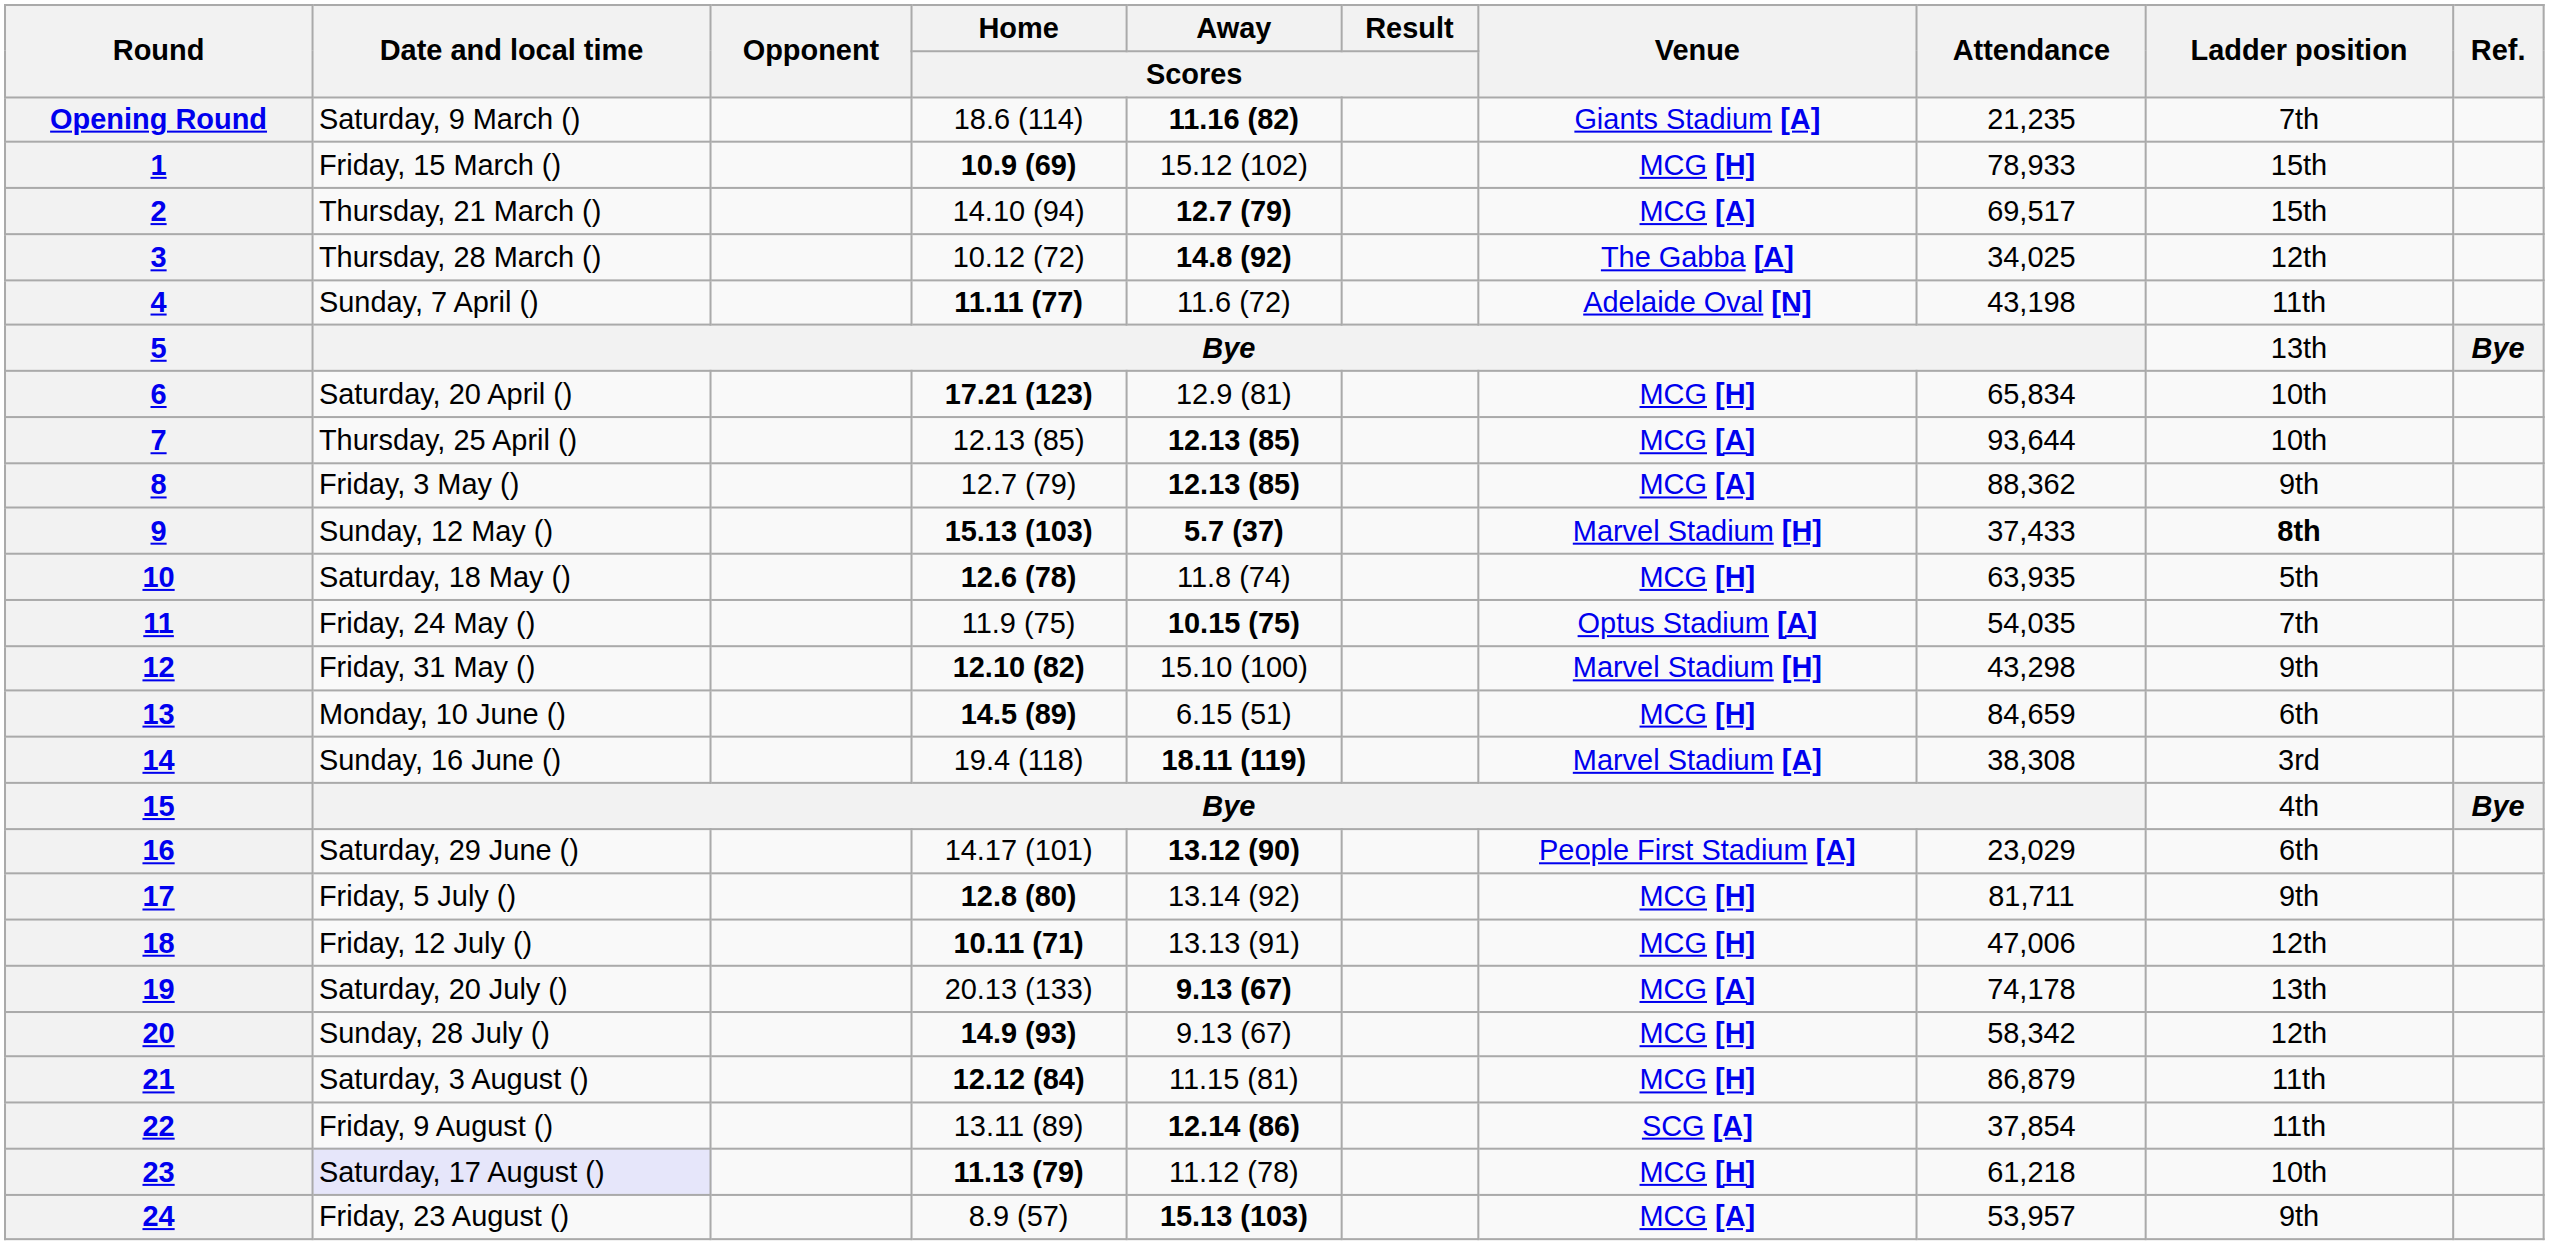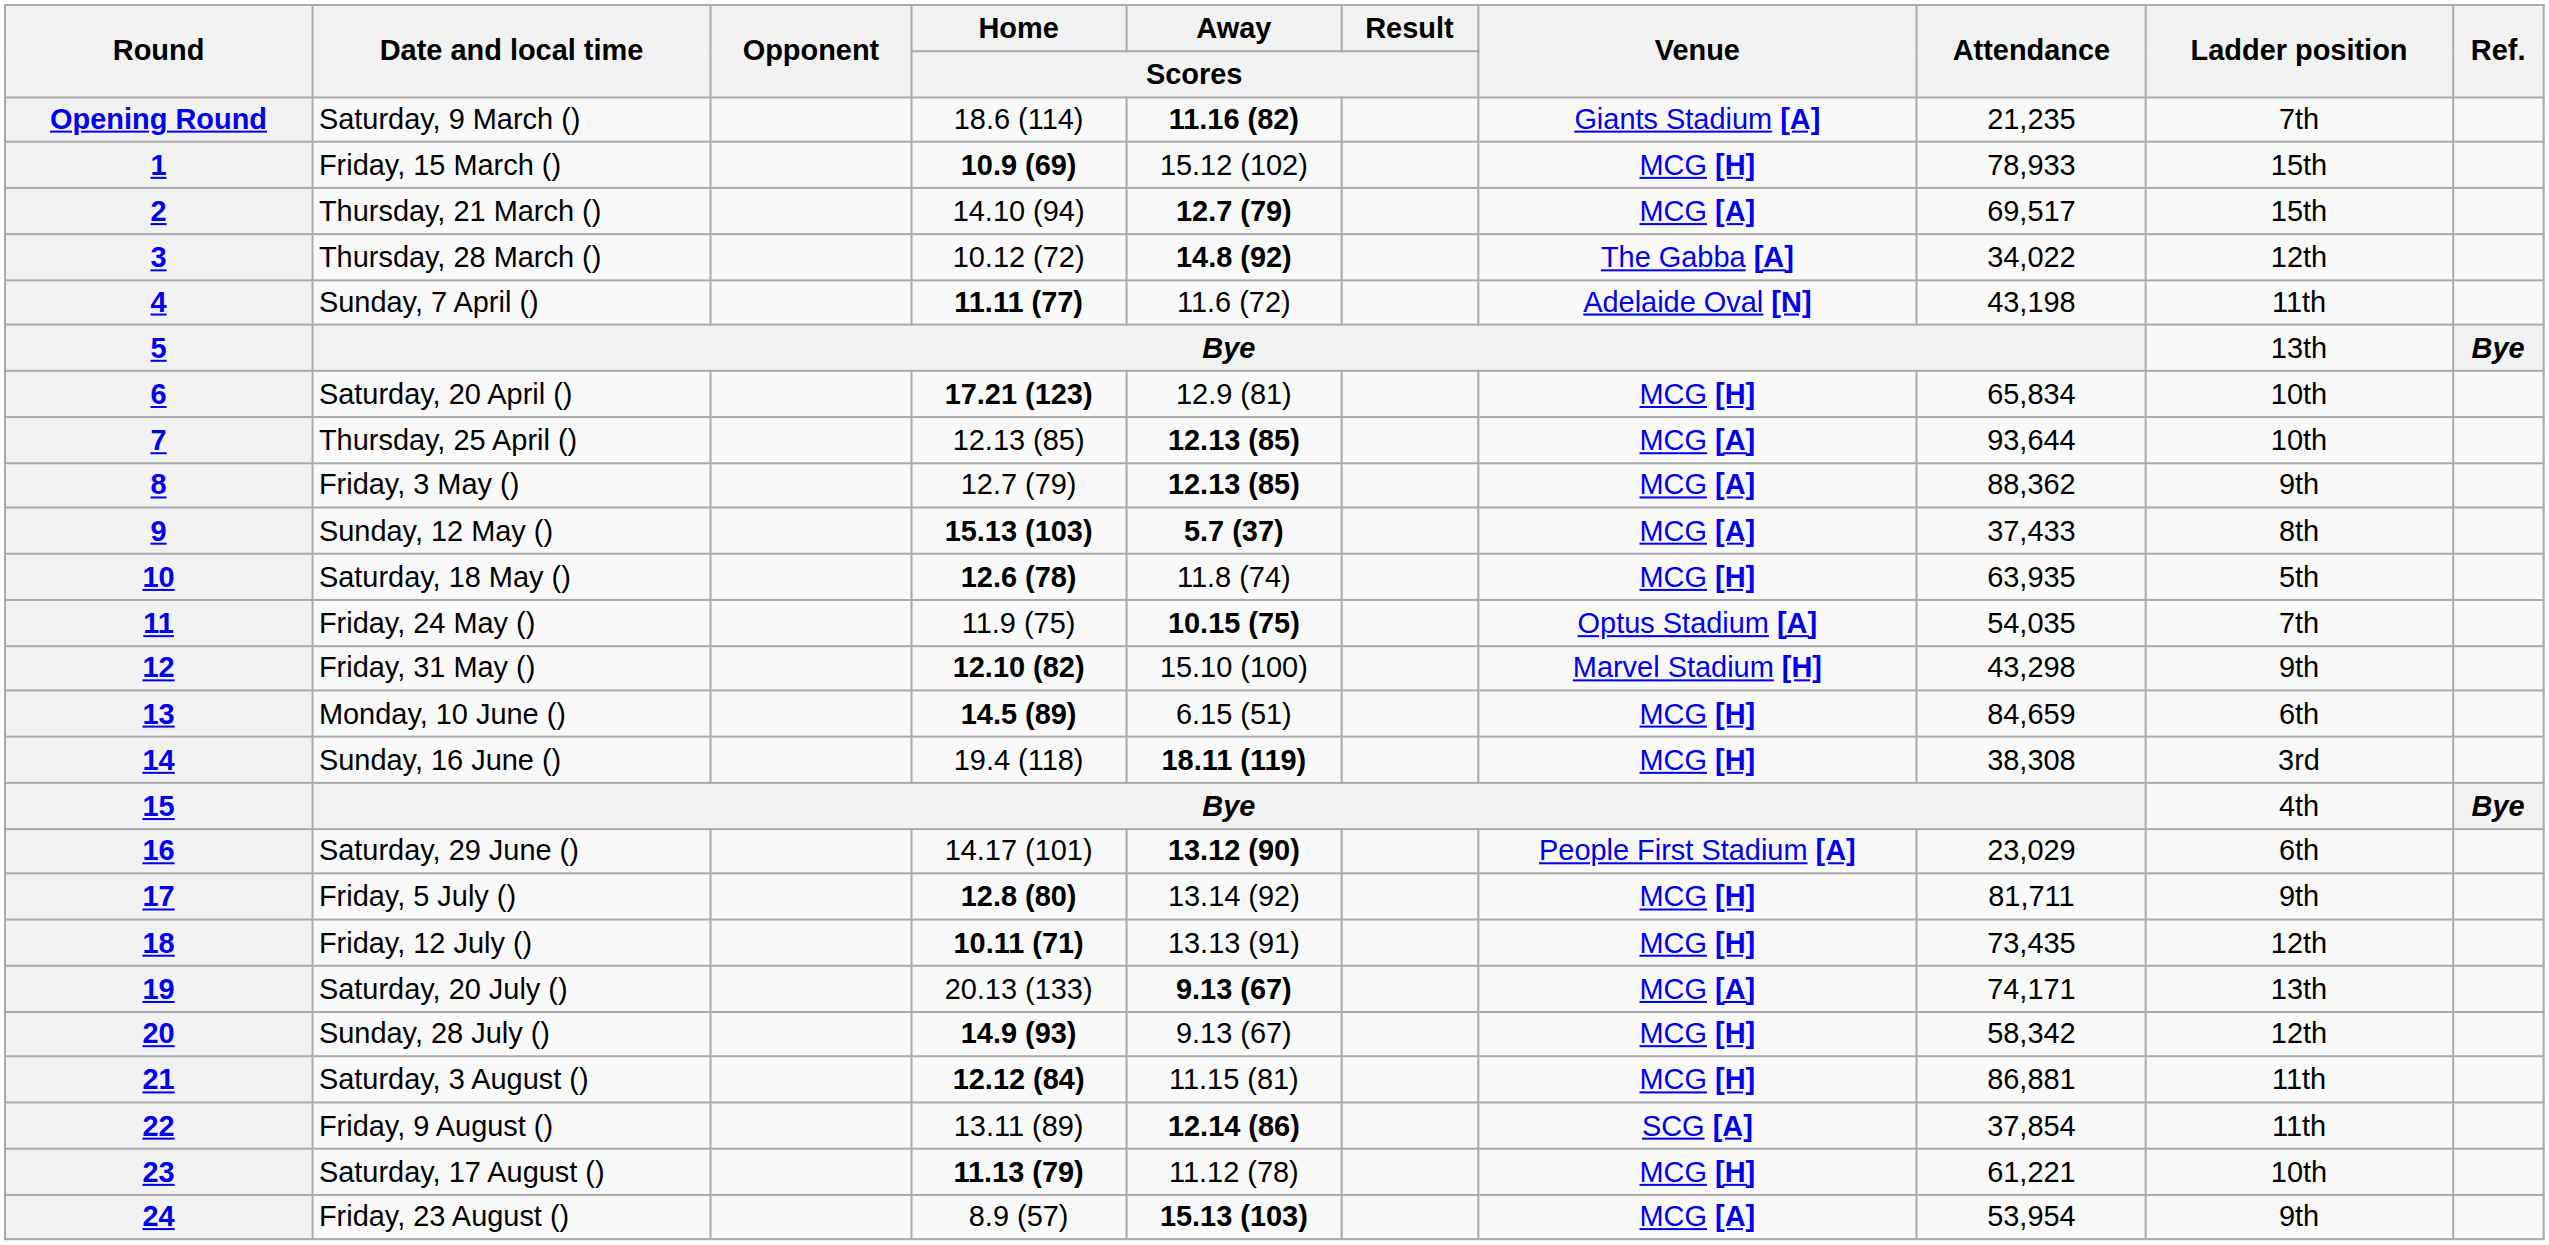(2031, 257) 34,025 -> (2031, 257) 34,022
(1697, 531) Marvel Stadium [H] -> (1697, 531) MCG [A]
(2299, 531) bold -> (2299, 531) normal
(1697, 760) Marvel Stadium [A] -> (1697, 760) MCG [H]
(2031, 943) 47,006 -> (2031, 943) 73,435
(2031, 989) 74,178 -> (2031, 989) 74,171
(2031, 1080) 86,879 -> (2031, 1080) 86,881
(462, 1171) lavender background -> (462, 1171) no background
(2031, 1171) 61,218 -> (2031, 1171) 61,221
(2031, 1217) 53,957 -> (2031, 1217) 53,954
